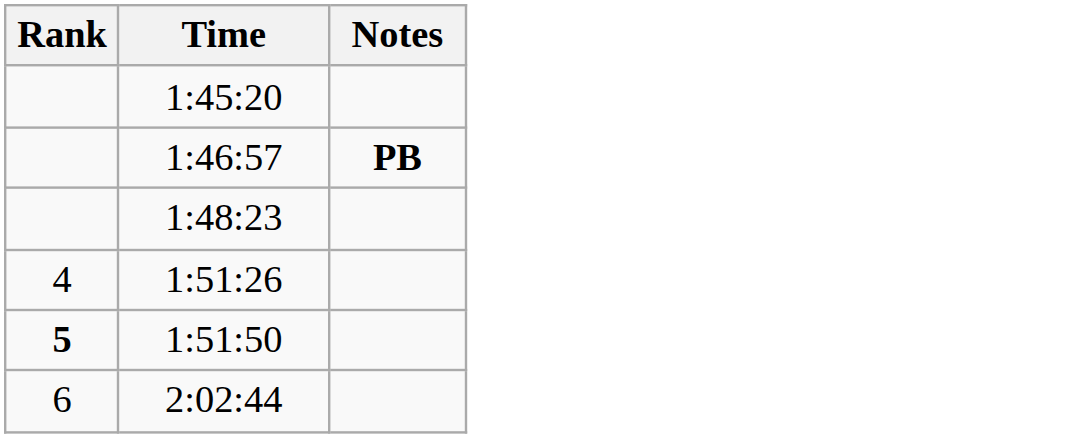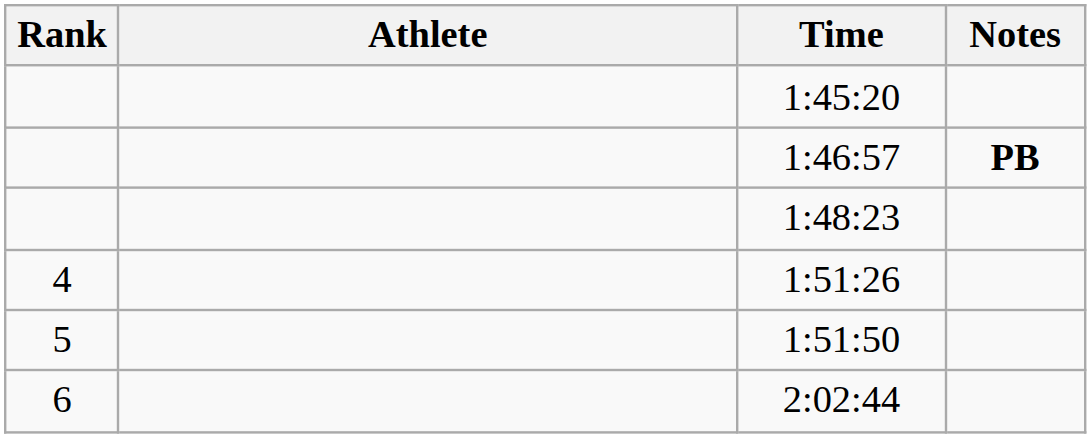+ column: (428, 34)
(62, 339) bold -> (62, 339) normal
